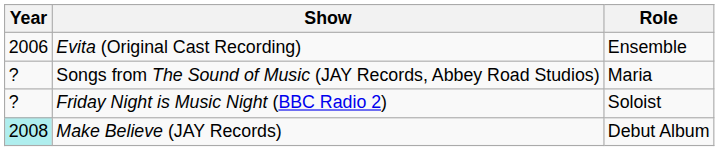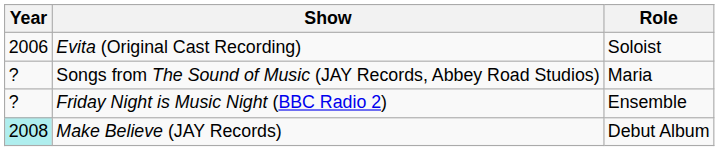(647, 46) Ensemble -> (634, 46) Soloist
(634, 103) Soloist -> (647, 103) Ensemble
